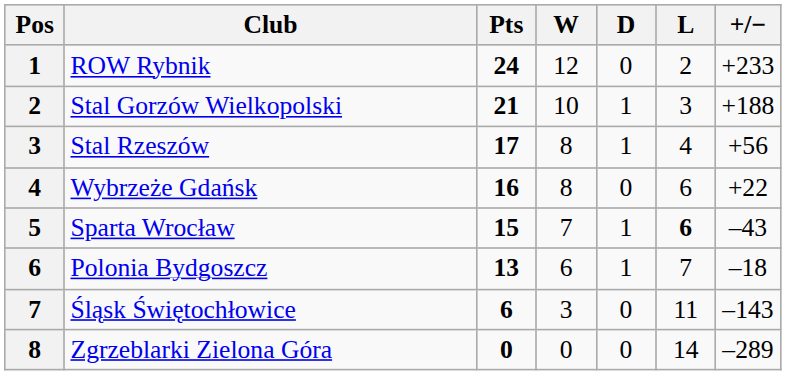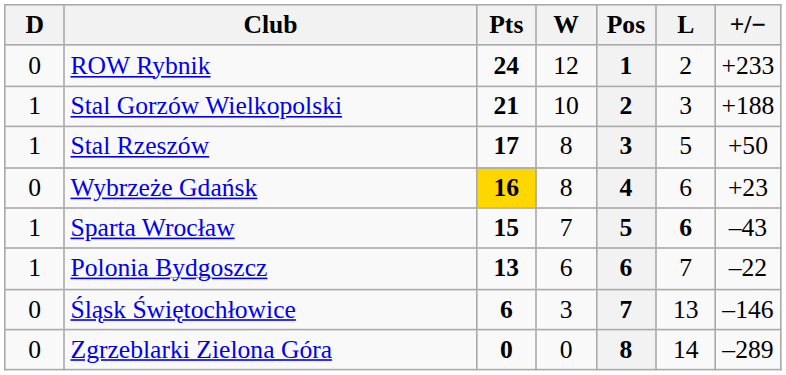columns swapped: (35, 24) <-> (626, 24)
(686, 146) 4 -> (686, 146) 5
(748, 146) +56 -> (748, 146) +50
(506, 187) no background -> (506, 187) gold background
(748, 187) +22 -> (748, 187) +23
(748, 268) –18 -> (748, 268) –22
(686, 308) 11 -> (686, 308) 13
(748, 308) –143 -> (748, 308) –146
